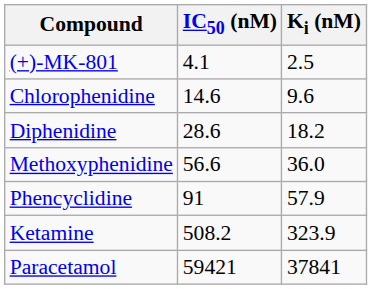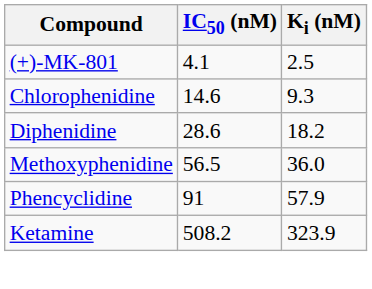(300, 95) 9.6 -> (300, 95) 9.3
(202, 164) 56.6 -> (202, 164) 56.5
- row: (63, 267)
